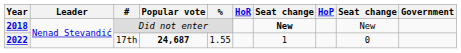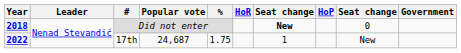(367, 26) New -> (367, 26) 0
(173, 40) bold -> (173, 40) normal
(220, 40) 1.55 -> (220, 40) 1.75
(367, 40) 0 -> (367, 40) New
